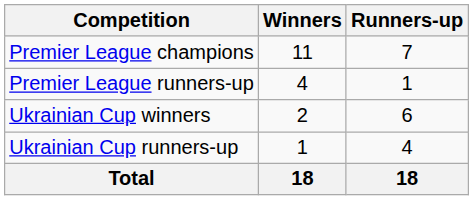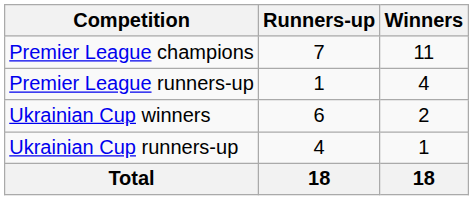columns swapped: (302, 20) <-> (407, 20)
